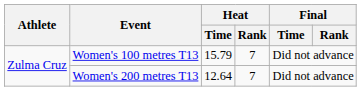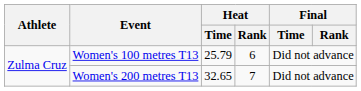(218, 55) 15.79 -> (218, 55) 25.79
(252, 55) 7 -> (252, 55) 6
(218, 76) 12.64 -> (218, 76) 32.65
